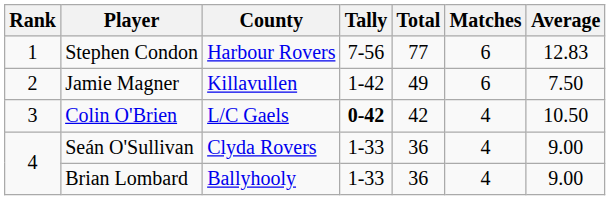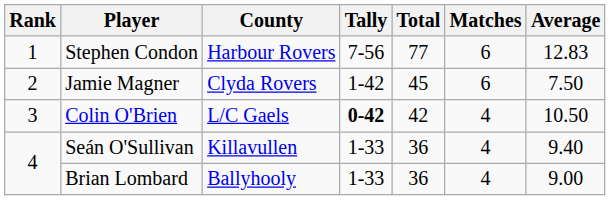(252, 83) Killavullen -> (262, 83) Clyda Rovers
(418, 83) 49 -> (418, 83) 45
(262, 147) Clyda Rovers -> (252, 147) Killavullen
(566, 147) 9.00 -> (566, 147) 9.40
